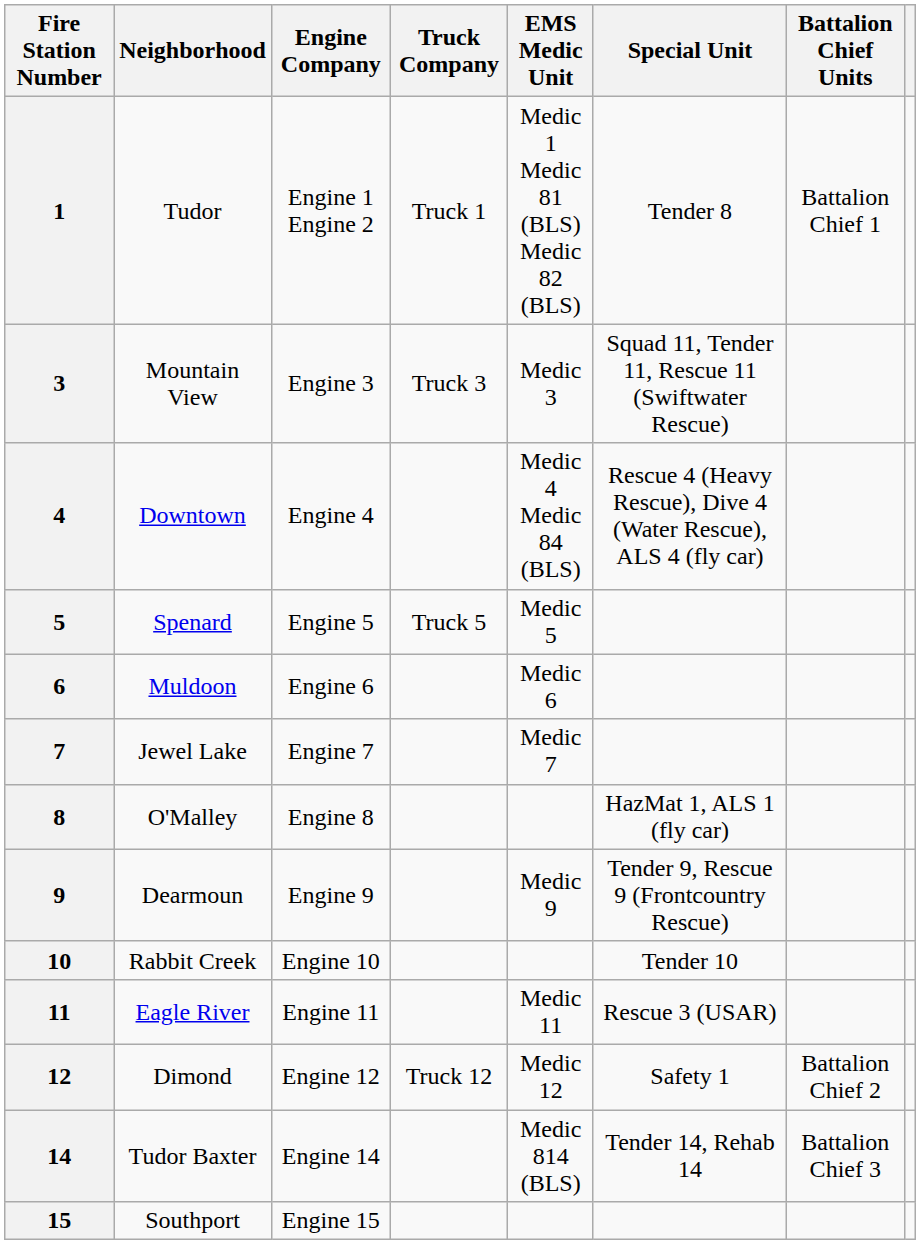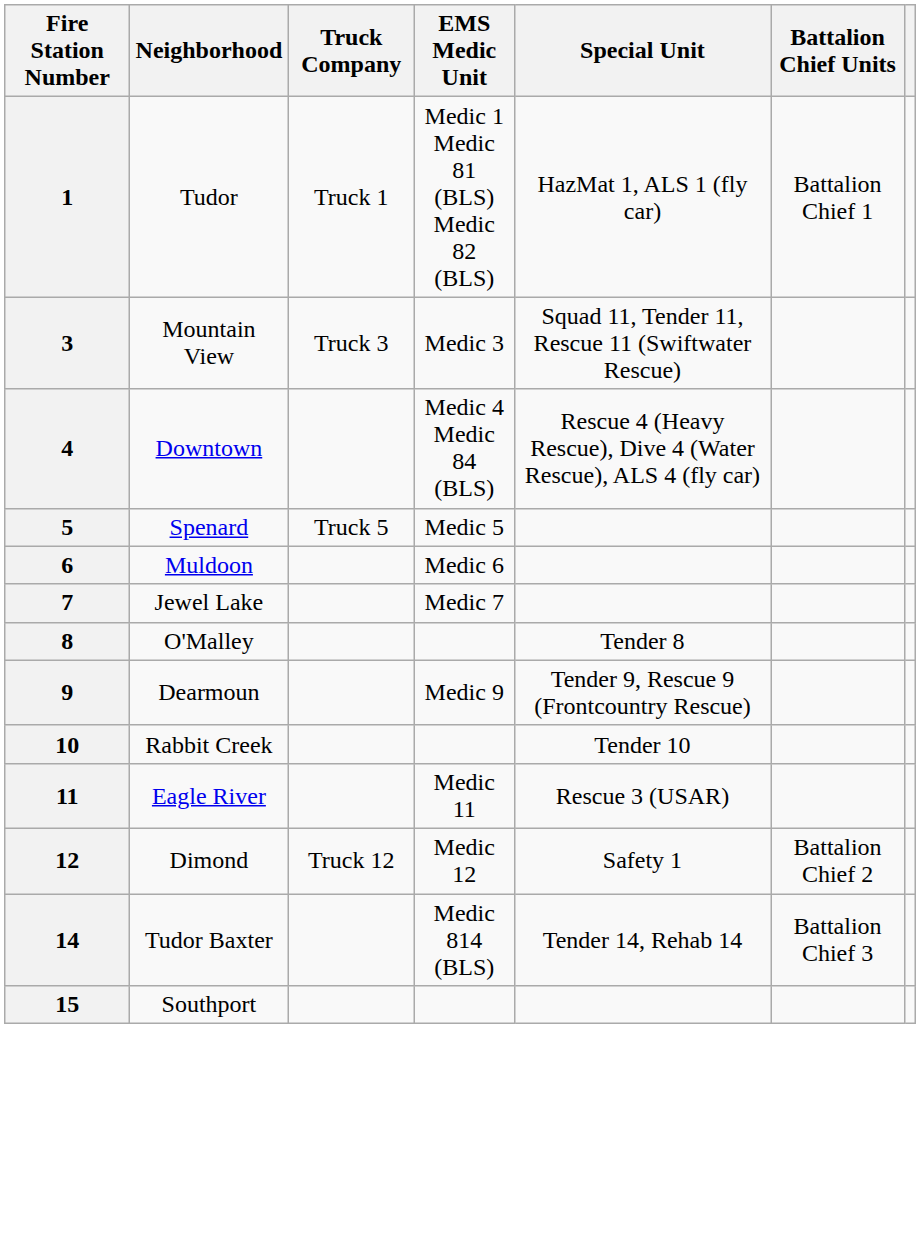- column: (331, 50)
(690, 210) Tender 8 -> (642, 196) HazMat 1, ALS 1 (fly car)
(690, 816) HazMat 1, ALS 1 (fly car) -> (642, 640) Tender 8
